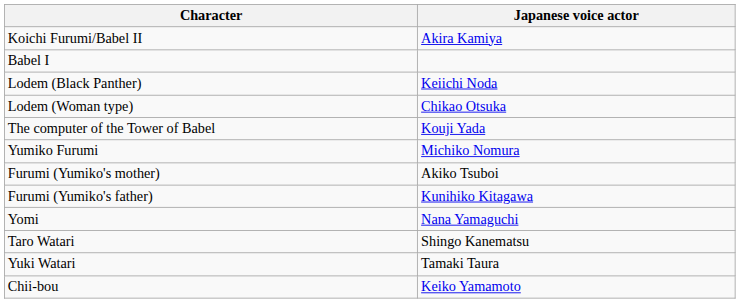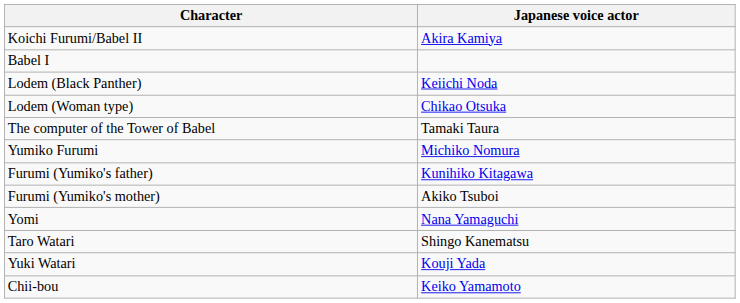(453, 128) Kouji Yada -> (460, 128) Tamaki Taura
rows swapped: (80, 196) <-> (84, 173)
(460, 264) Tamaki Taura -> (453, 264) Kouji Yada
